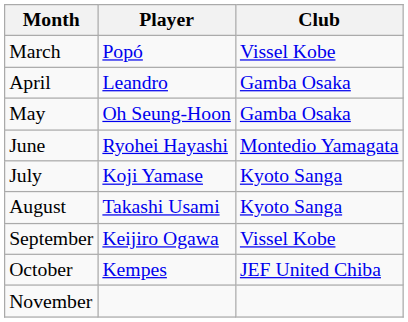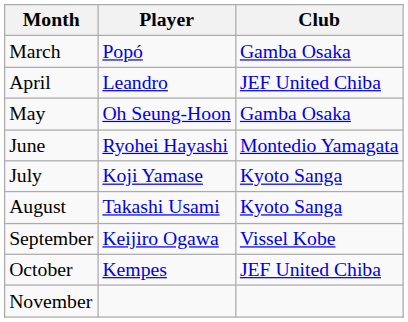(288, 51) Vissel Kobe -> (295, 51) Gamba Osaka
(295, 82) Gamba Osaka -> (310, 82) JEF United Chiba
